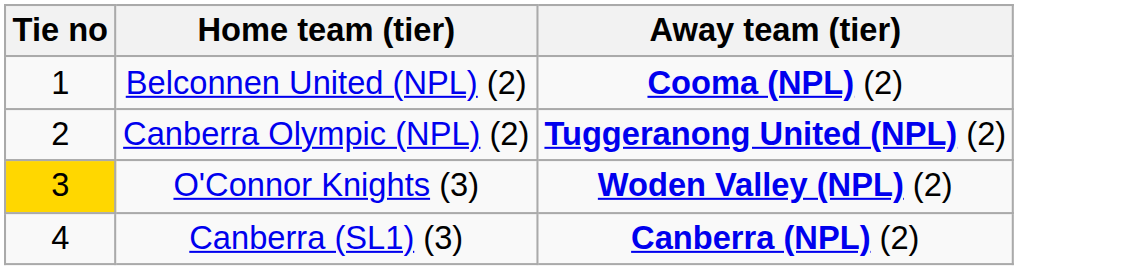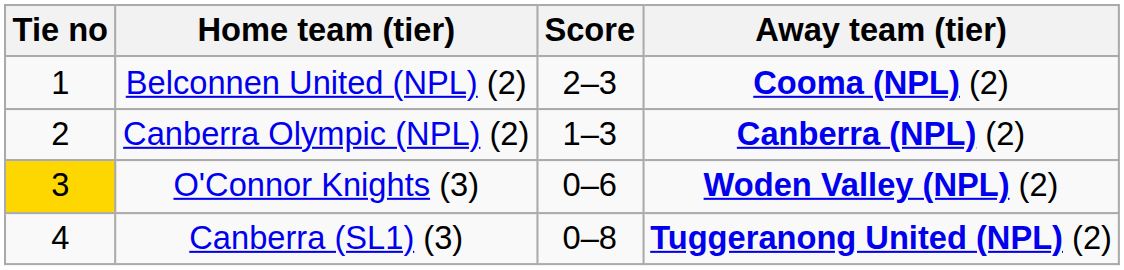+ column: (590, 30)
(775, 133) Tuggeranong United (NPL) (2) -> (881, 133) Canberra (NPL) (2)
(775, 237) Canberra (NPL) (2) -> (881, 237) Tuggeranong United (NPL) (2)
